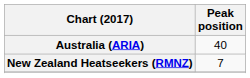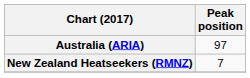(220, 44) 40 -> (220, 44) 97
